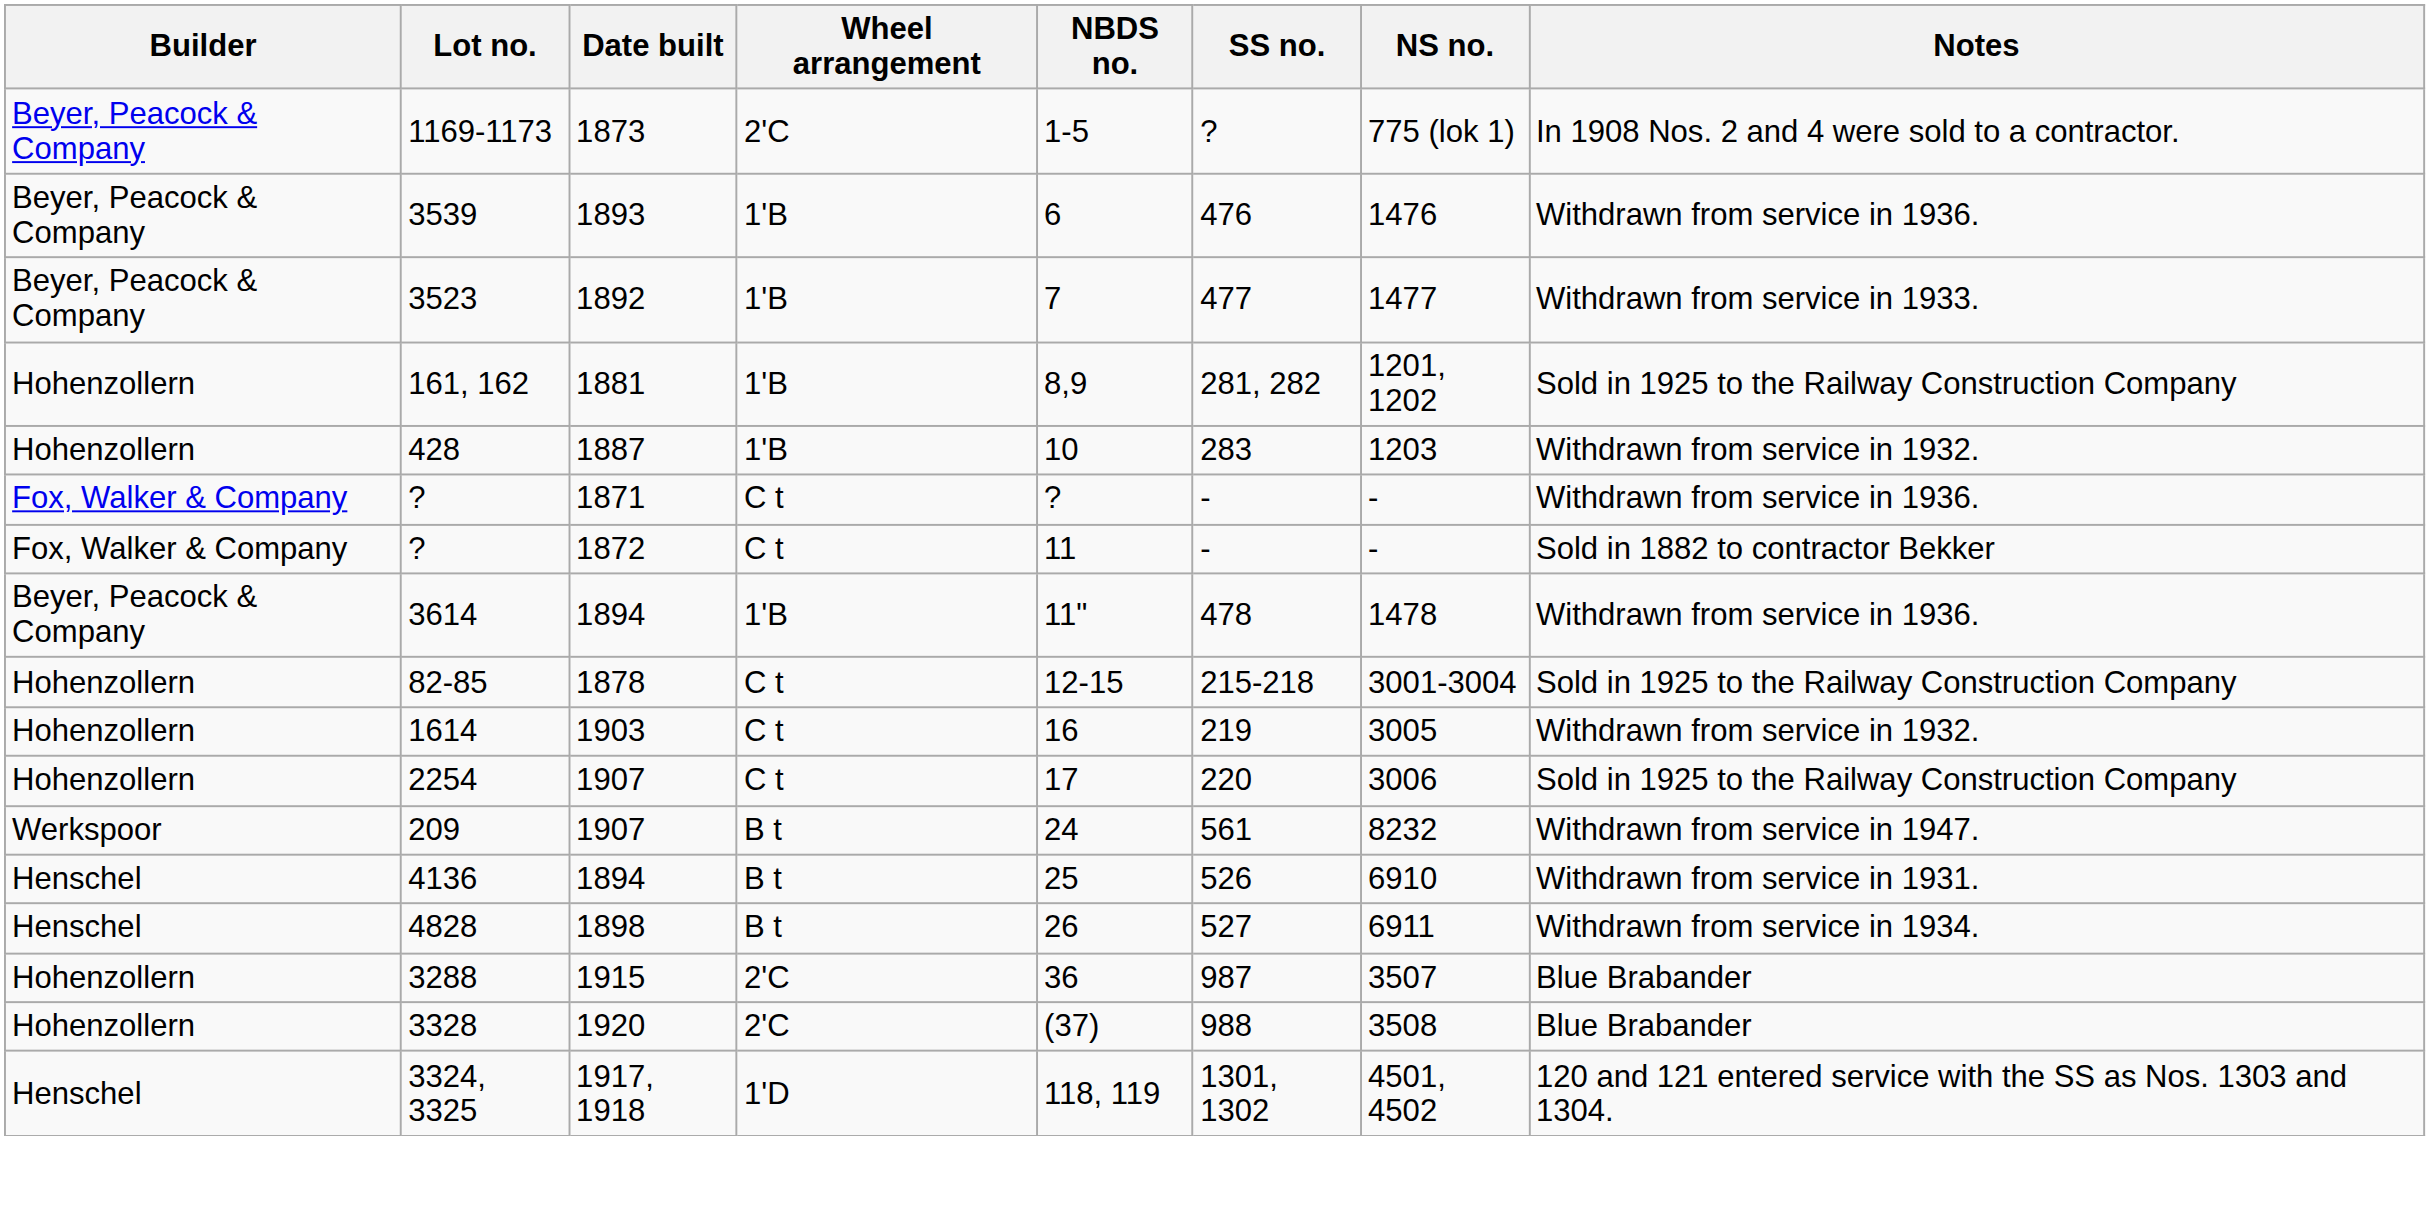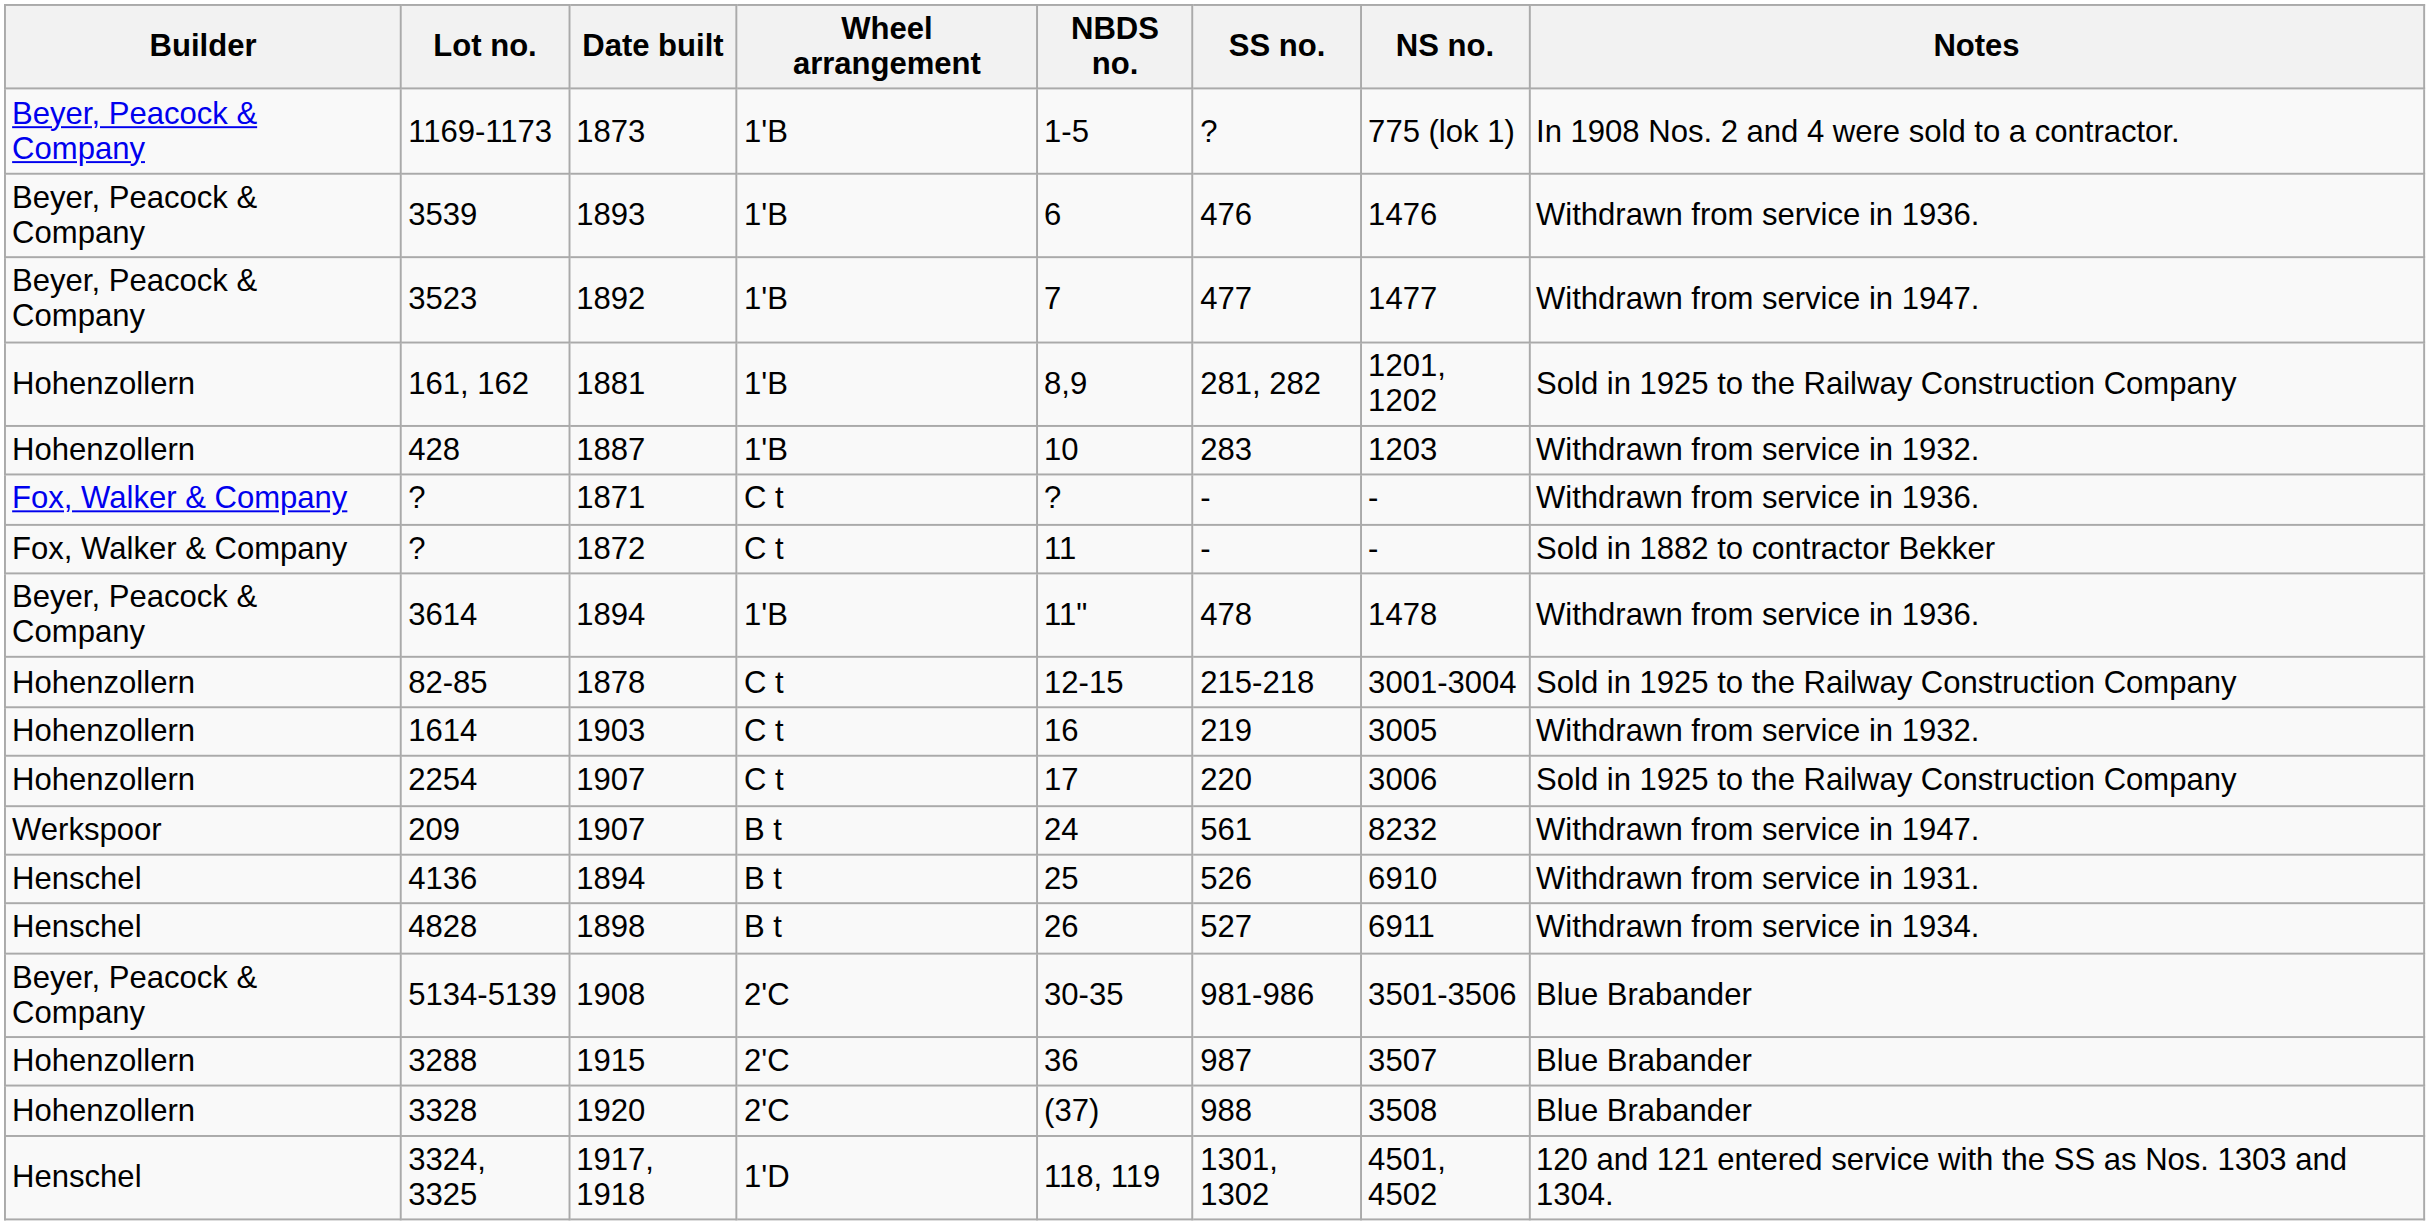(767, 130) 2'C -> (766, 130) 1'B
(1758, 299) Withdrawn from service in 1933. -> (1758, 299) Withdrawn from service in 1947.
+ row: (482, 994)
